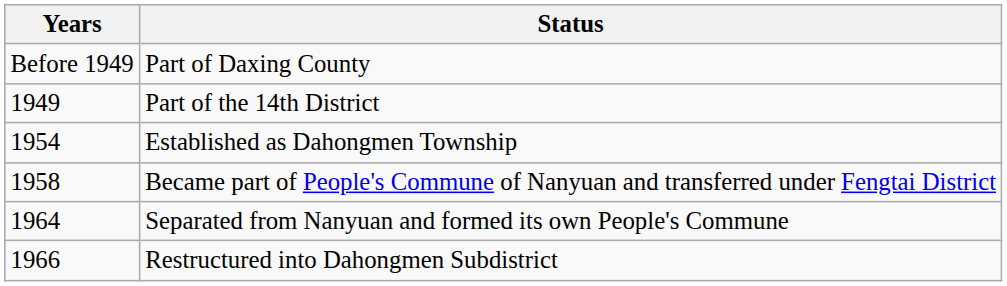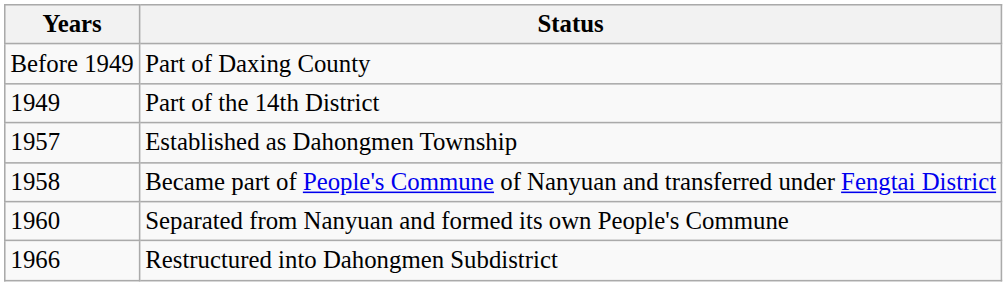(35, 142) 1954 -> (35, 142) 1957
(35, 220) 1964 -> (35, 220) 1960
